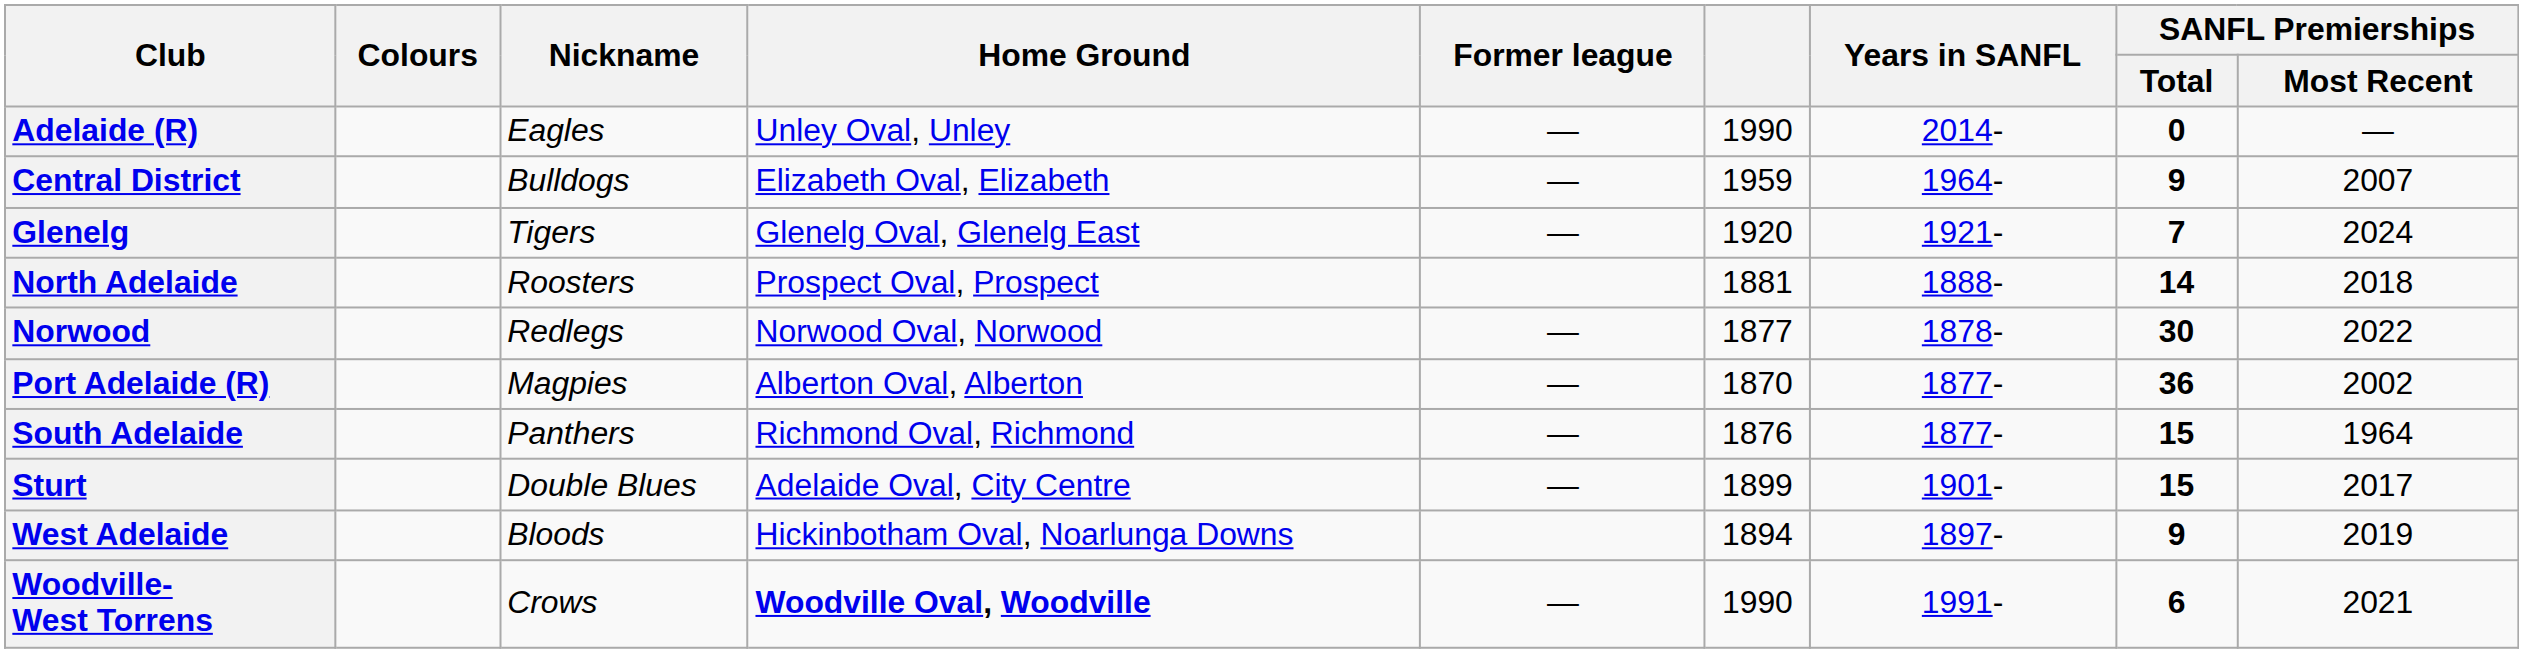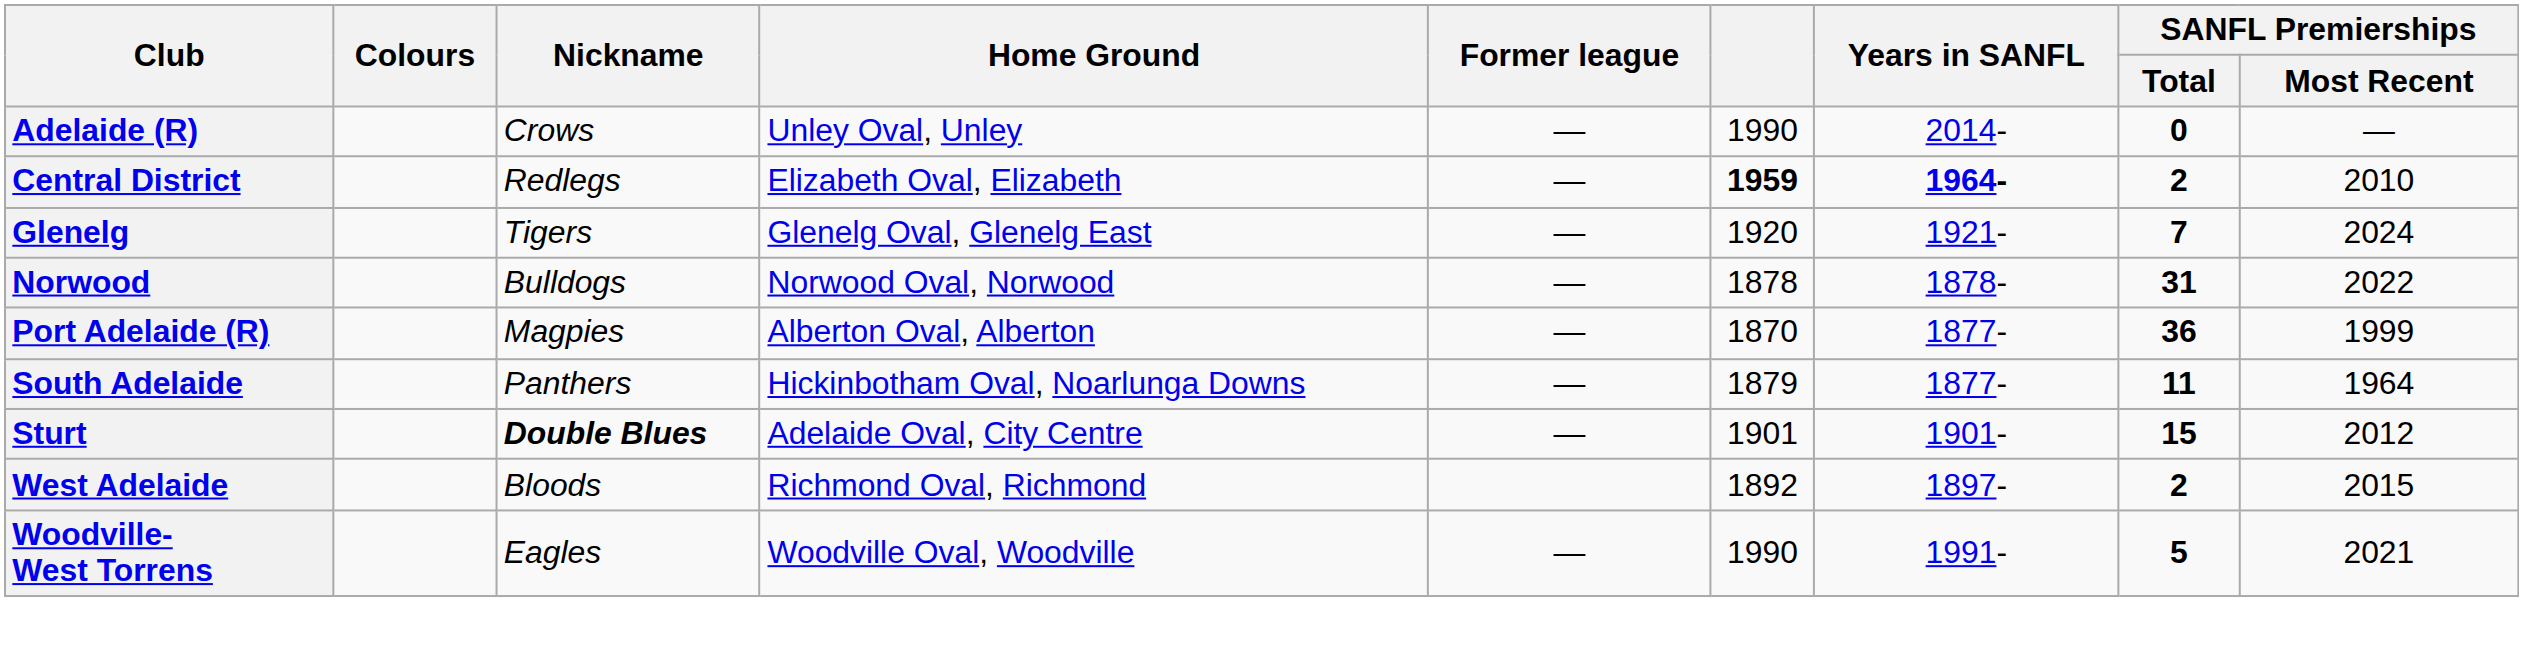(556, 130) Eagles -> (549, 130) Crows
(568, 181) Bulldogs -> (562, 181) Redlegs
(1757, 181) normal -> (1763, 181) bold
(1963, 181) normal -> (1966, 181) bold
(2177, 181) 9 -> (2179, 181) 2
(2378, 181) 2007 -> (2379, 181) 2010
- row: (125, 282)
(566, 332) Redlegs -> (565, 282) Bulldogs
(1757, 332) 1877 -> (1763, 282) 1878
(2177, 332) 30 -> (2179, 282) 31
(2378, 383) 2002 -> (2379, 332) 1999
(945, 433) Richmond Oval, Richmond -> (1036, 383) Hickinbotham Oval, Noarlunga Downs
(1757, 433) 1876 -> (1763, 383) 1879
(2177, 433) 15 -> (2179, 383) 11
(602, 484) normal -> (606, 433) bold
(1757, 484) 1899 -> (1763, 433) 1901
(2378, 484) 2017 -> (2379, 433) 2012
(1024, 534) Hickinbotham Oval, Noarlunga Downs -> (957, 484) Richmond Oval, Richmond
(1757, 534) 1894 -> (1763, 484) 1892
(2177, 534) 9 -> (2179, 484) 2
(2378, 534) 2019 -> (2379, 484) 2015
(552, 603) Crows -> (553, 552) Eagles
(953, 603) bold -> (951, 552) normal
(2177, 603) 6 -> (2179, 552) 5
